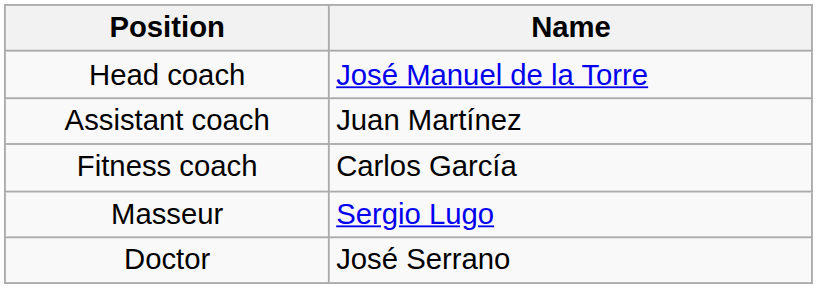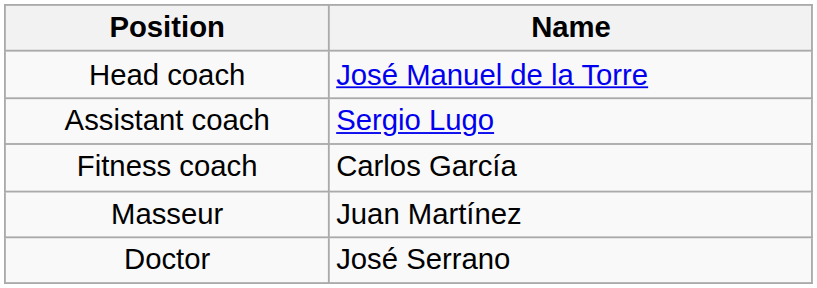(429, 120) Juan Martínez -> (415, 120) Sergio Lugo
(415, 213) Sergio Lugo -> (429, 213) Juan Martínez
